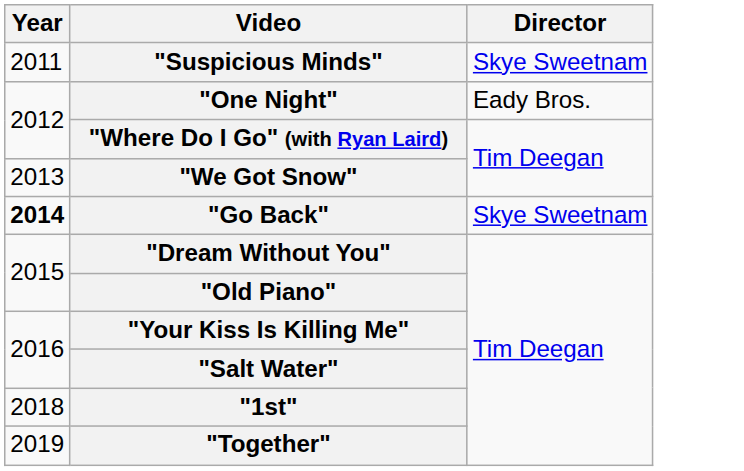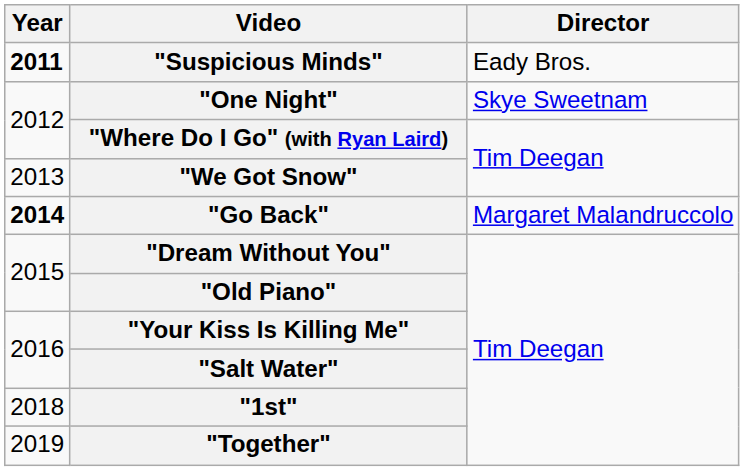(36, 61) normal -> (37, 61) bold
(560, 61) Skye Sweetnam -> (532, 61) Eady Bros.
(532, 100) Eady Bros. -> (560, 100) Skye Sweetnam
(560, 215) Skye Sweetnam -> (603, 215) Margaret Malandruccolo
